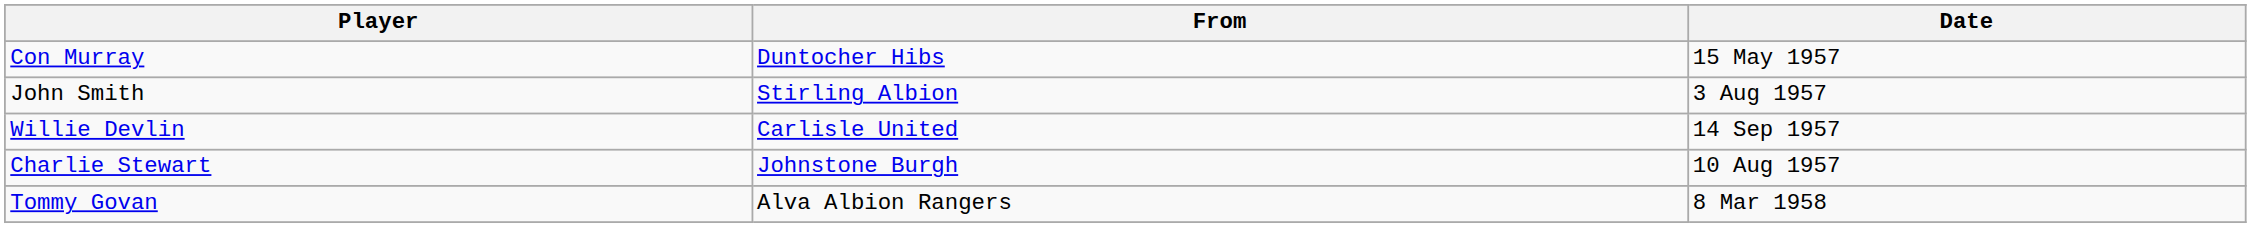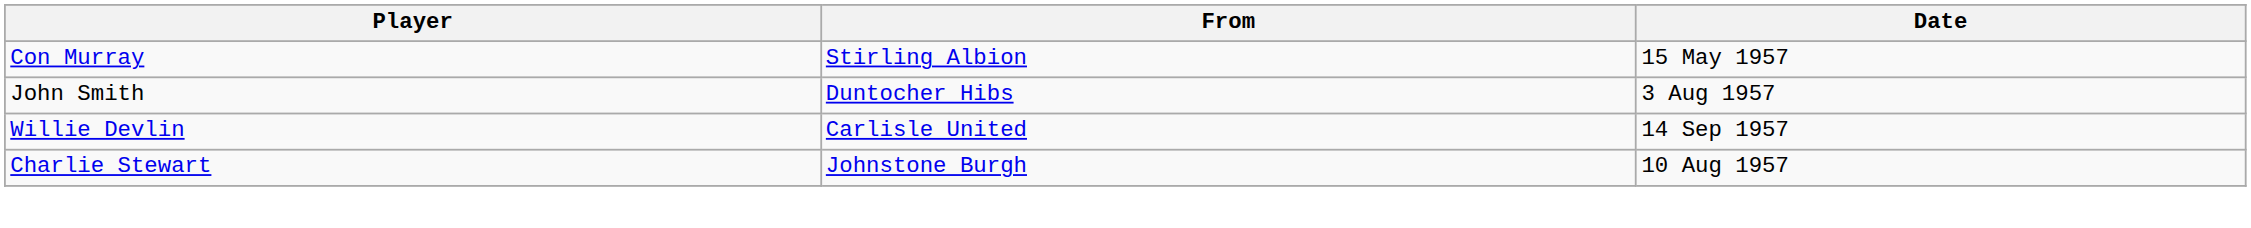(851, 59) Duntocher Hibs -> (926, 59) Stirling Albion
(858, 95) Stirling Albion -> (920, 95) Duntocher Hibs
- row: (84, 204)
